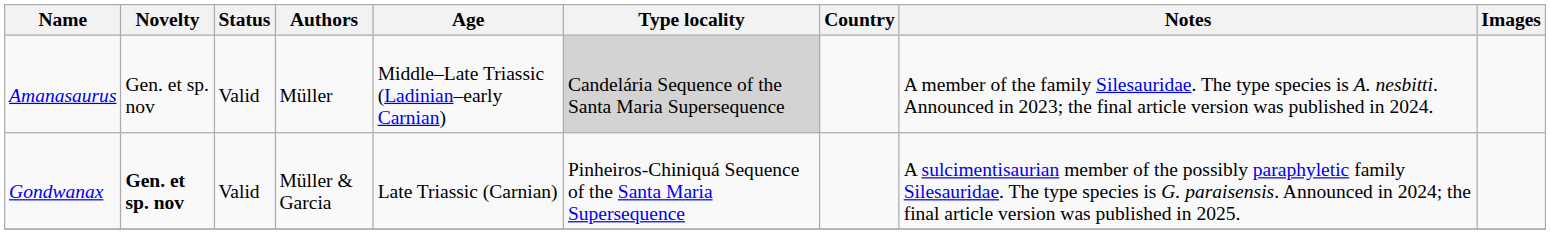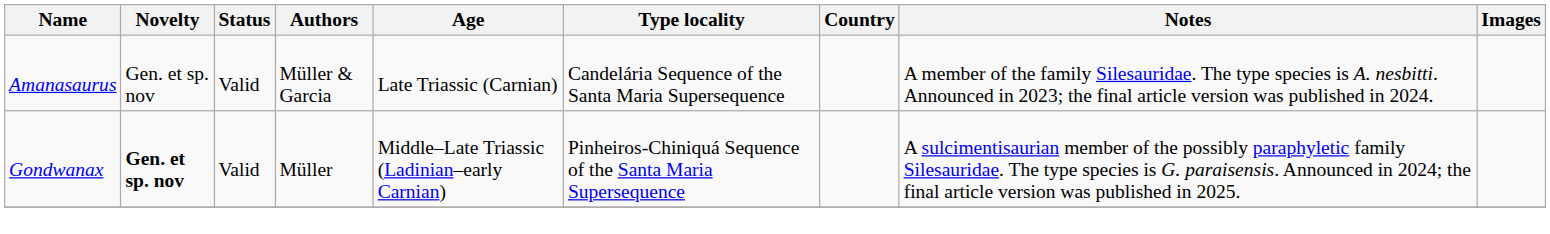(306, 94) Müller -> (316, 83) Müller & Garcia
(461, 94) Middle–Late Triassic (Ladinian–early Carnian) -> (468, 83) Late Triassic (Carnian)
(676, 94) lightgrey background -> (676, 83) no background
(316, 191) Müller & Garcia -> (306, 169) Müller
(468, 191) Late Triassic (Carnian) -> (461, 169) Middle–Late Triassic (Ladinian–early Carnian)
